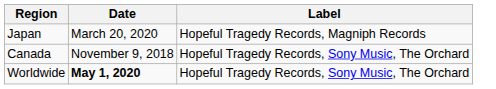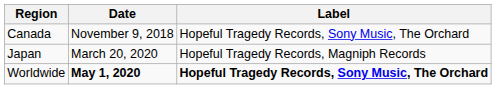rows swapped: (29, 53) <-> (24, 34)
(324, 73) normal -> (334, 73) bold
